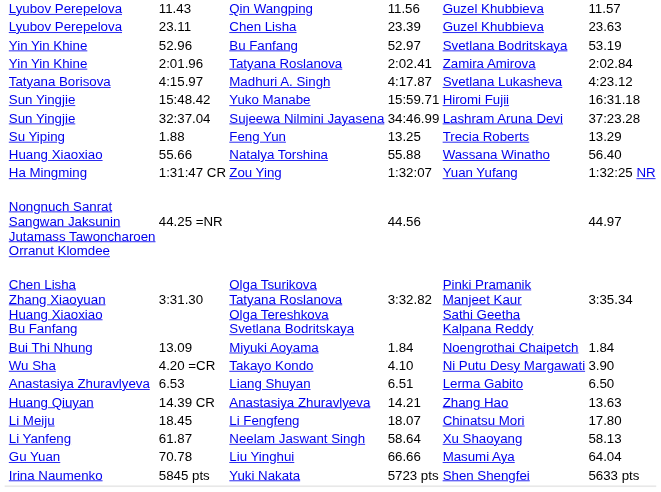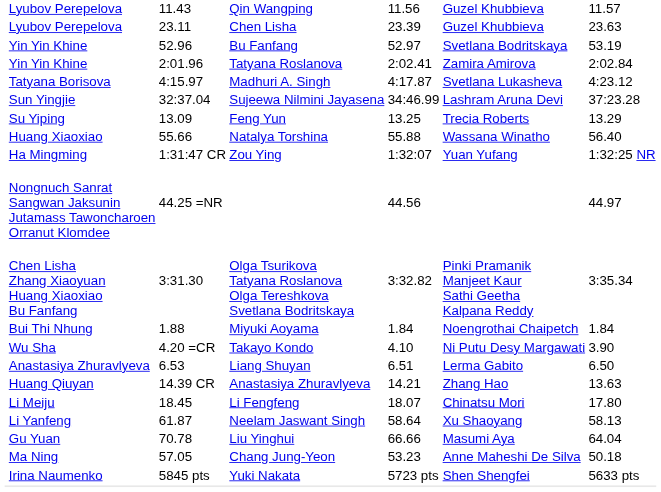- row: (42, 100)
(172, 136) 1.88 -> (175, 118) 13.09
(175, 347) 13.09 -> (172, 329) 1.88
+ row: (34, 457)
